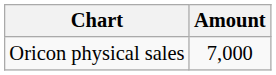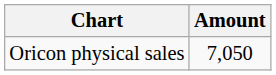(230, 53) 7,000 -> (230, 53) 7,050
